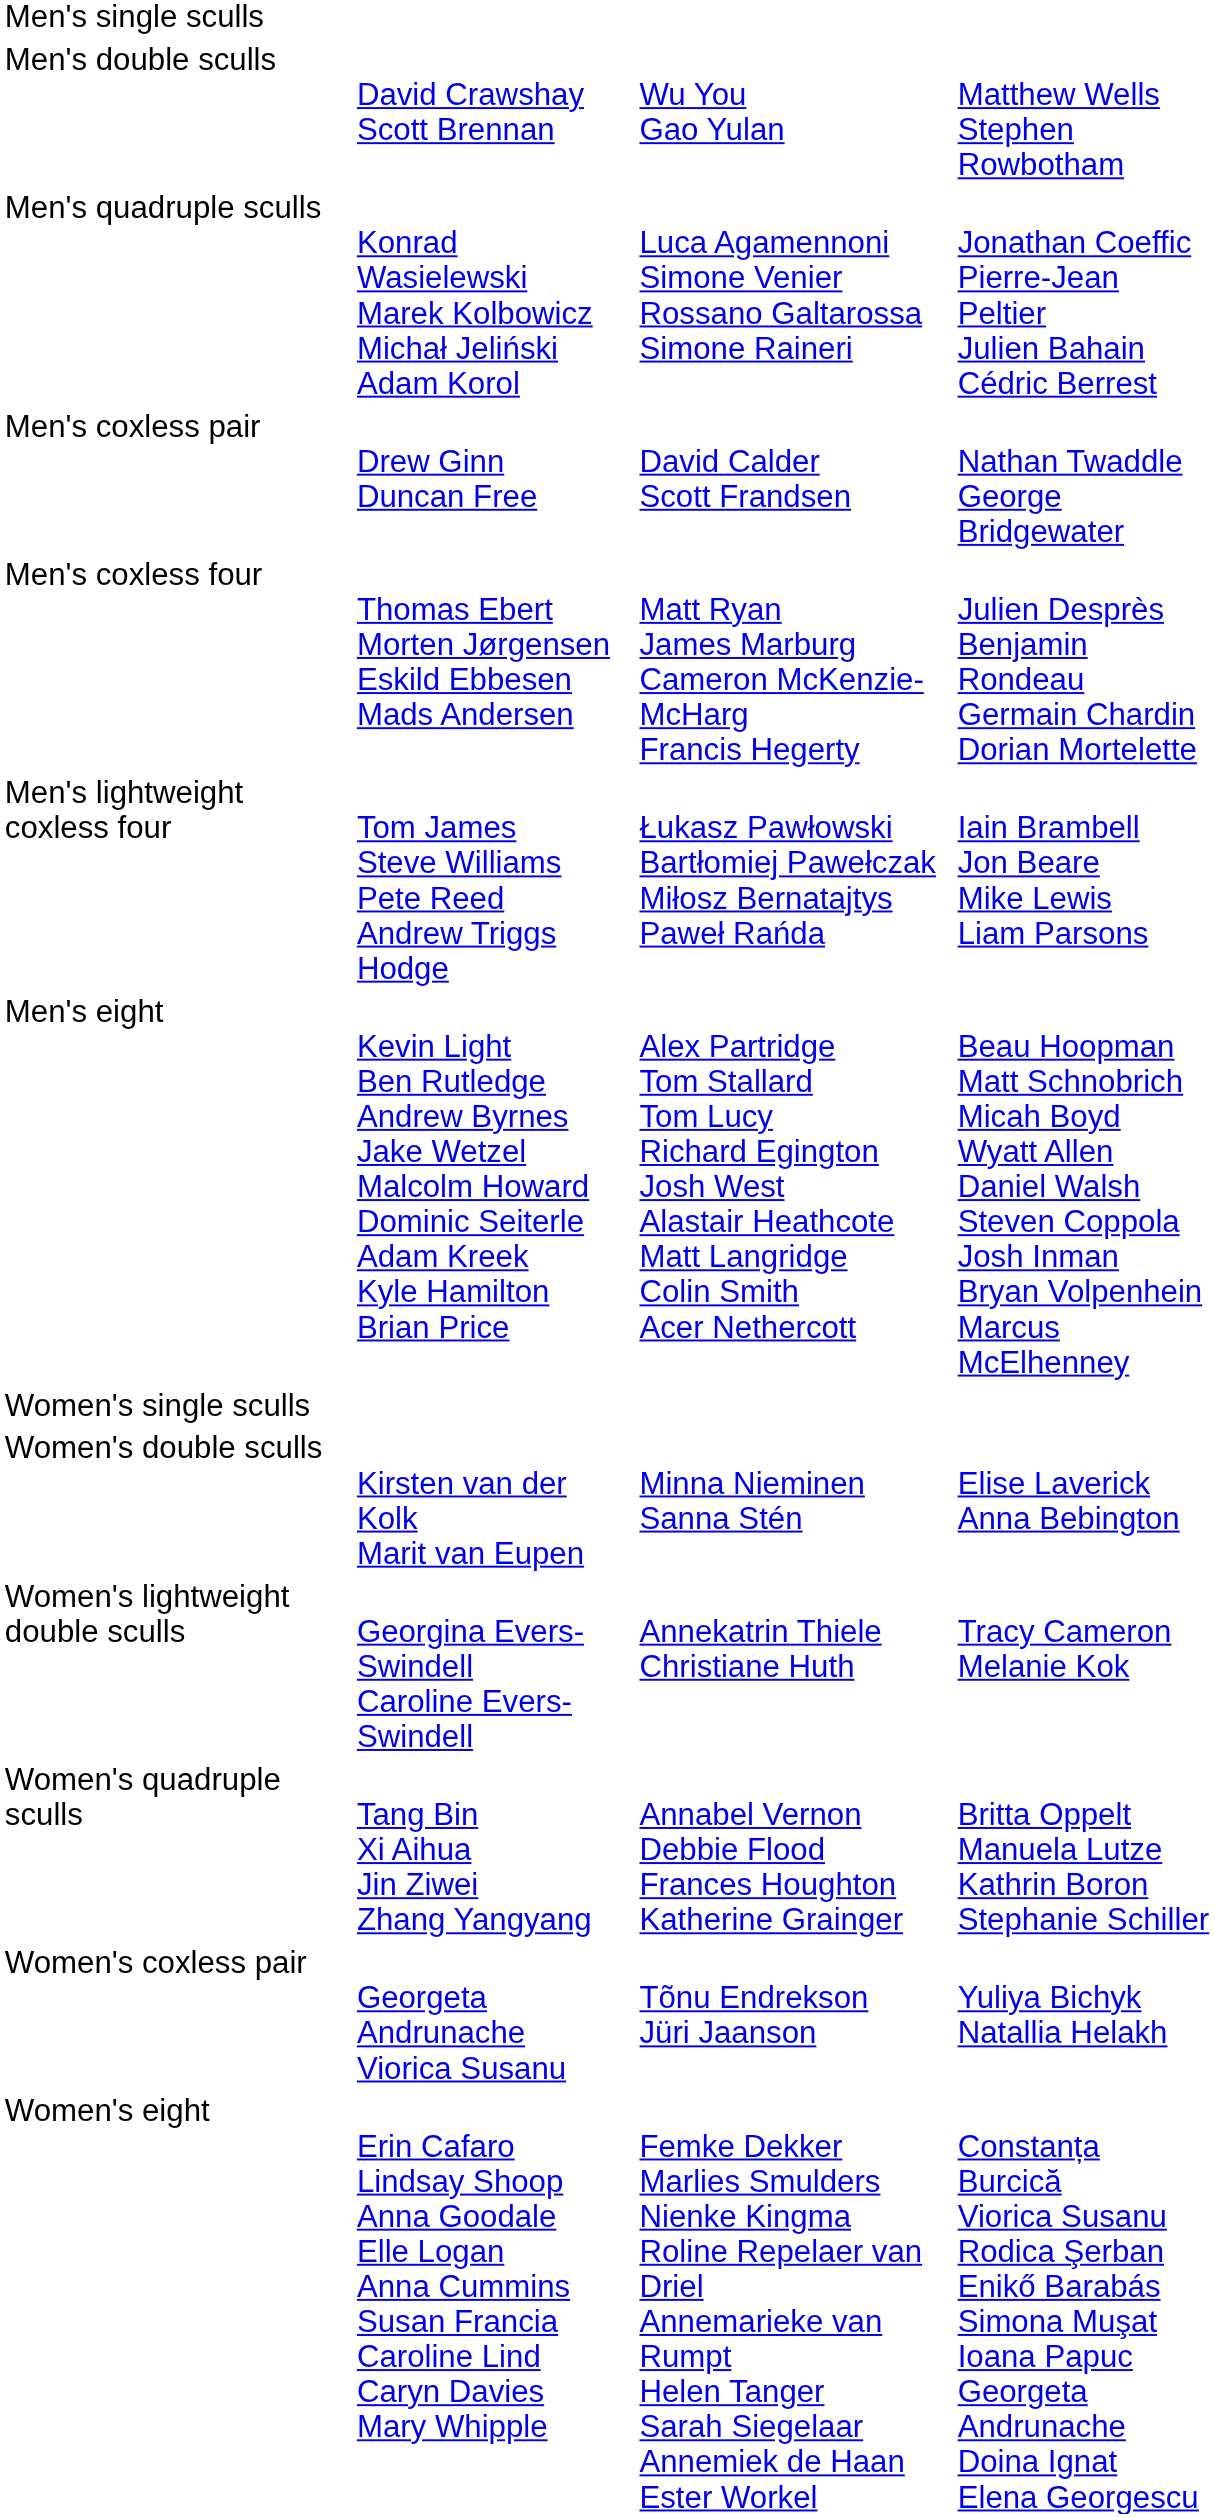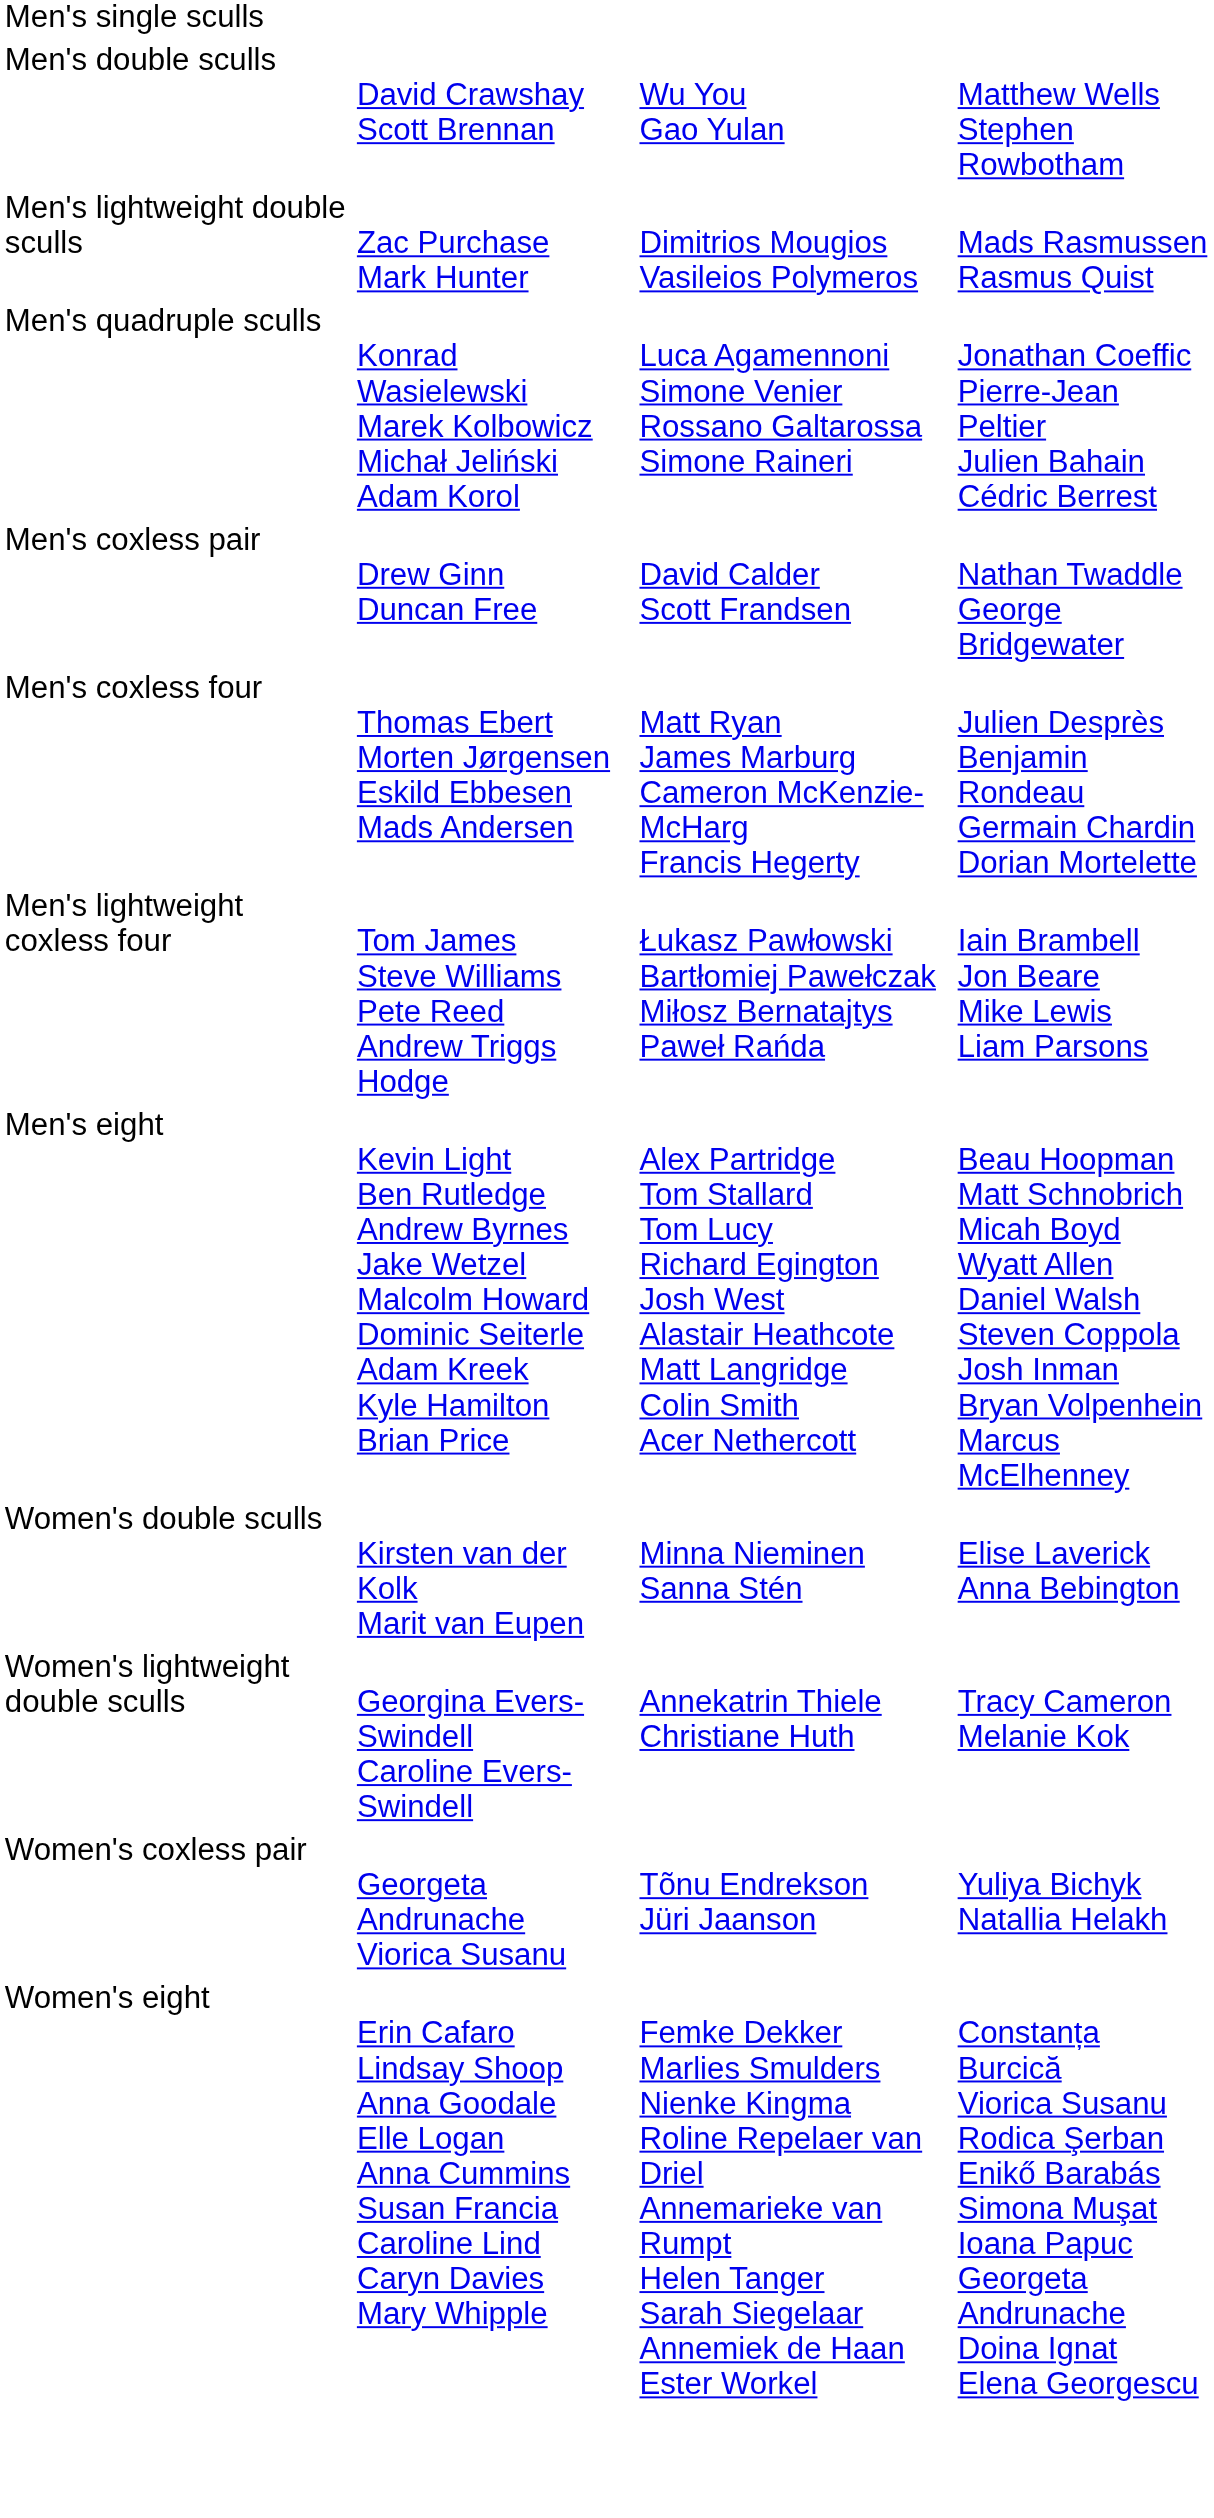+ row: (175, 225)
- row: (158, 1405)
- row: (143, 1797)
